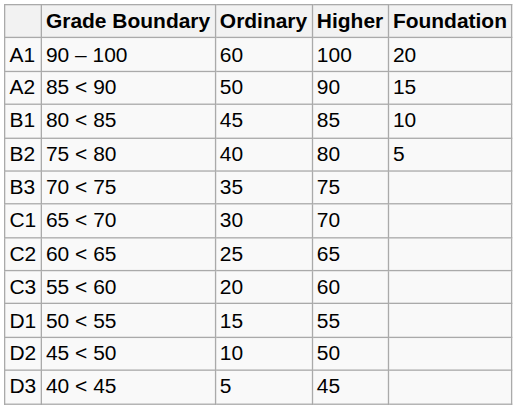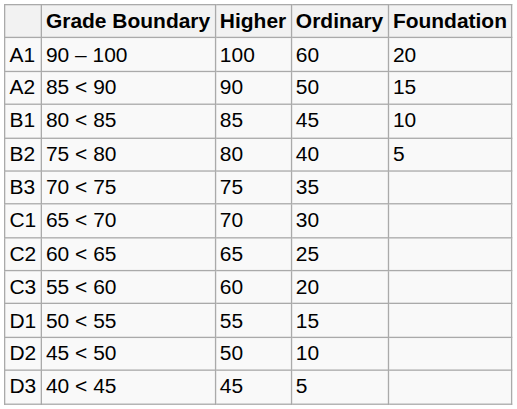columns swapped: (350, 21) <-> (264, 21)
